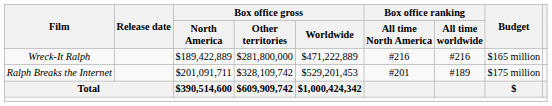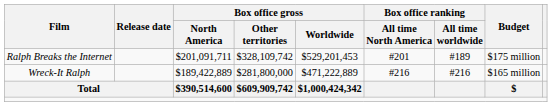rows swapped: (59, 56) <-> (59, 72)
